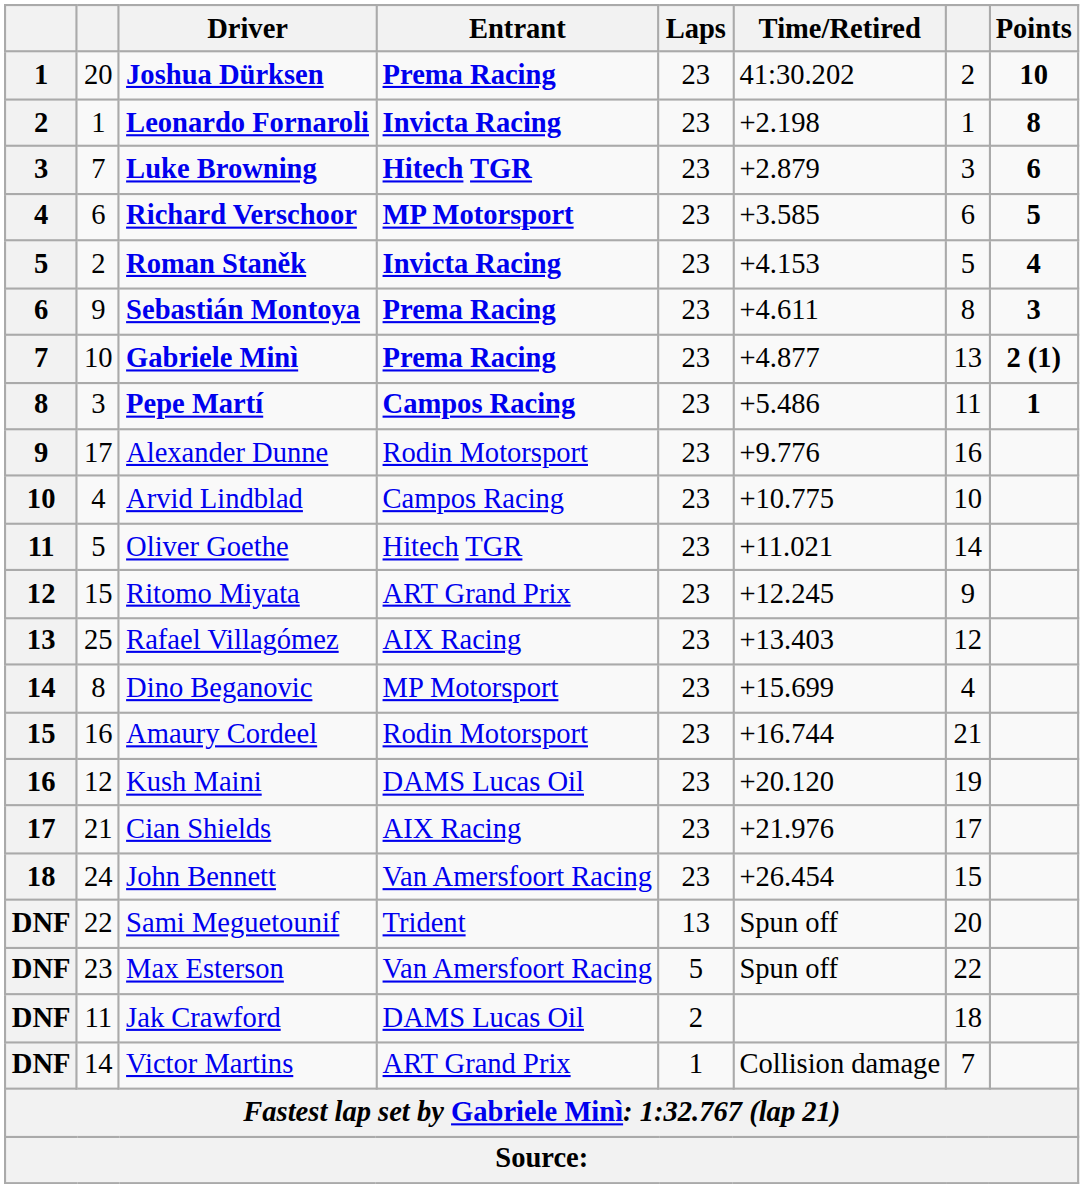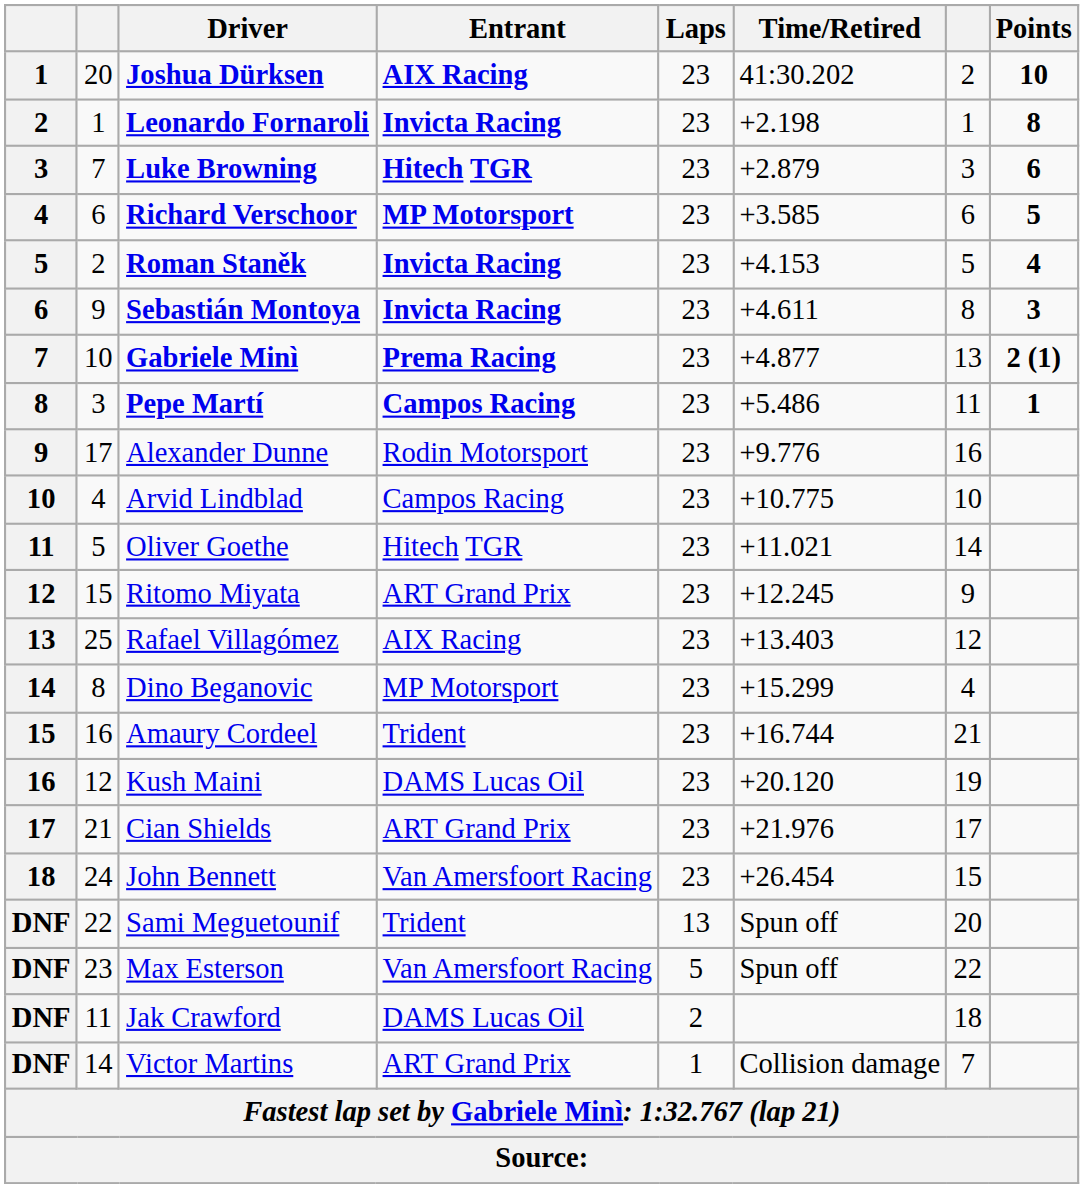(469, 74) Prema Racing -> (455, 74) AIX Racing
(469, 310) Prema Racing -> (472, 310) Invicta Racing
(787, 687) +15.699 -> (787, 687) +15.299
(485, 734) Rodin Motorsport -> (424, 734) Trident
(452, 828) AIX Racing -> (477, 828) ART Grand Prix
